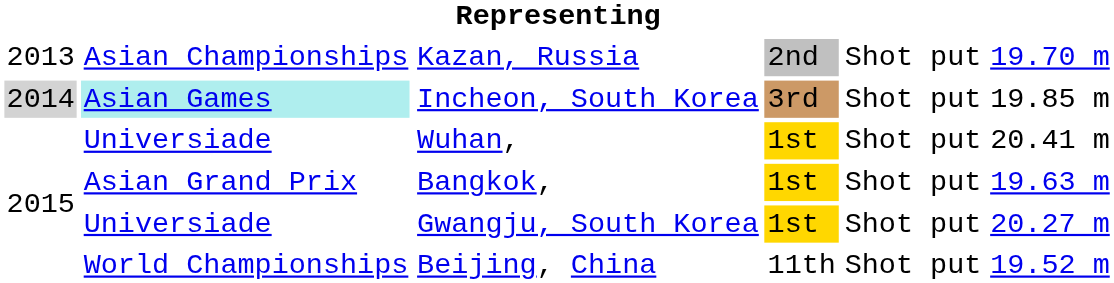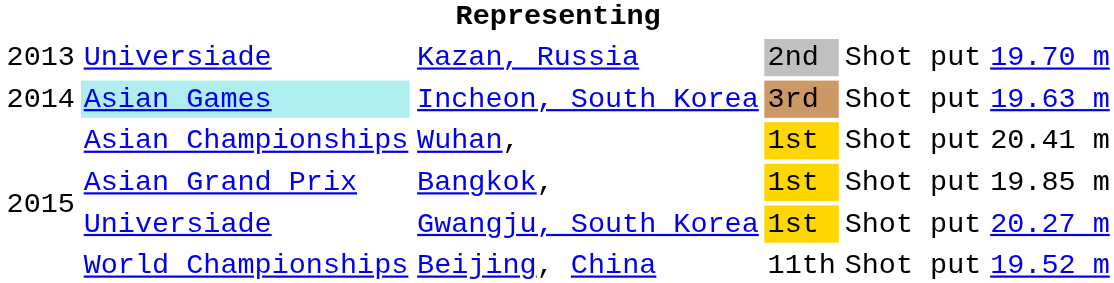(246, 58) Asian Championships -> (178, 58) Universiade
(41, 99) lightgrey background -> (41, 99) no background
(1050, 99) 19.85 m -> (1050, 99) 19.63 m
(178, 141) Universiade -> (246, 141) Asian Championships
(1050, 182) 19.63 m -> (1050, 182) 19.85 m
